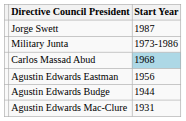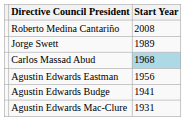+ row: (65, 28)
(144, 28) 1987 -> (144, 44) 1989
- row: (40, 44)
(144, 92) 1944 -> (144, 92) 1941
